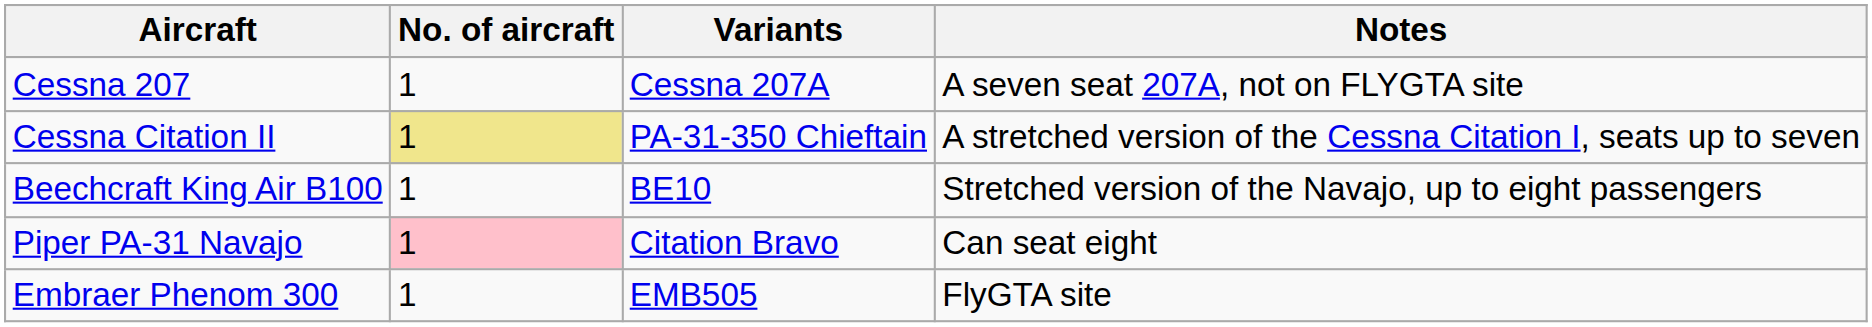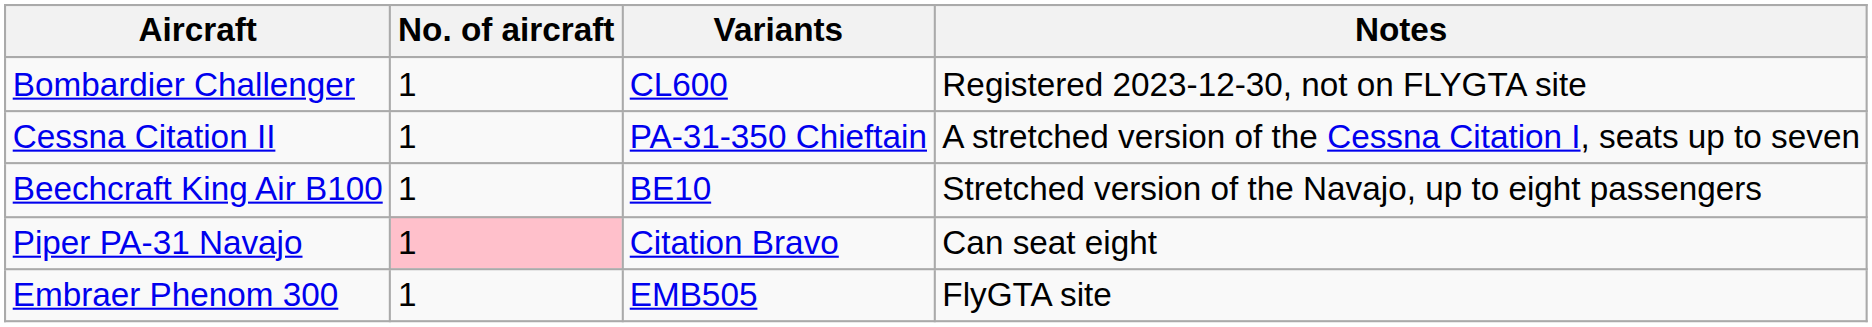+ row: (184, 83)
- row: (102, 83)
(407, 136) khaki background -> (407, 136) no background
